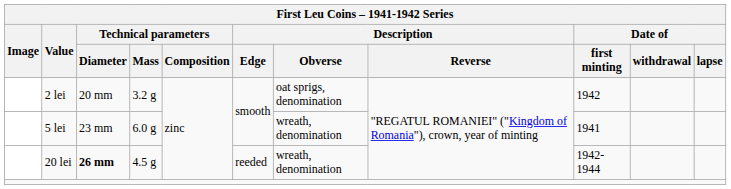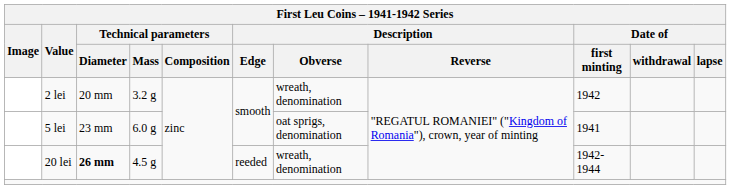(309, 95) oat sprigs, denomination -> (309, 95) wreath, denomination
(309, 128) wreath, denomination -> (309, 128) oat sprigs, denomination
